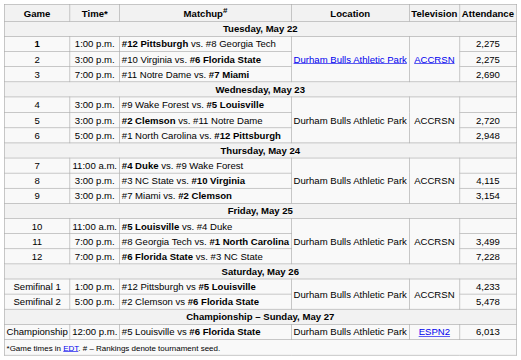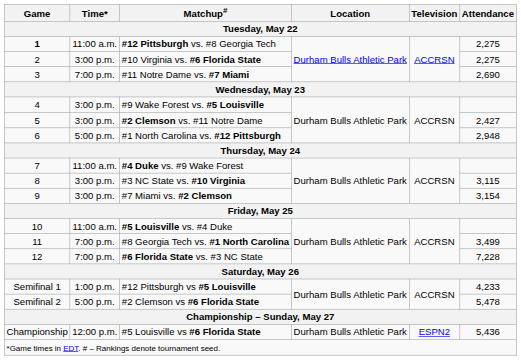(95, 44) 1:00 p.m. -> (95, 44) 11:00 a.m.
(488, 120) 2,720 -> (488, 120) 2,427
(488, 181) 4,115 -> (488, 181) 3,115
(488, 332) 6,013 -> (488, 332) 5,436
